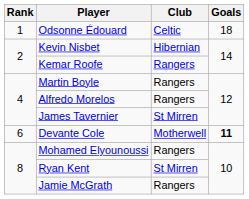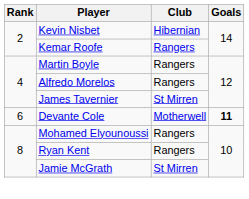- row: (83, 30)
(176, 168) St Mirren -> (174, 151) Rangers
(174, 185) Rangers -> (176, 168) St Mirren
